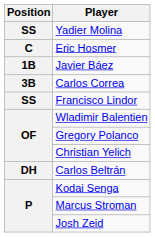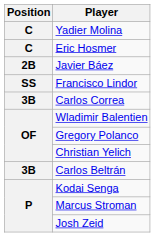(29, 30) SS -> (29, 30) C
(29, 65) 1B -> (29, 65) 2B
rows swapped: (90, 83) <-> (96, 100)
(29, 170) DH -> (29, 170) 3B
